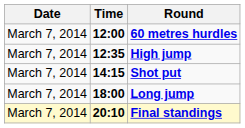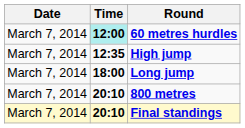(109, 34) no background -> (109, 34) paleturquoise background
- row: (156, 73)
+ row: (163, 93)
